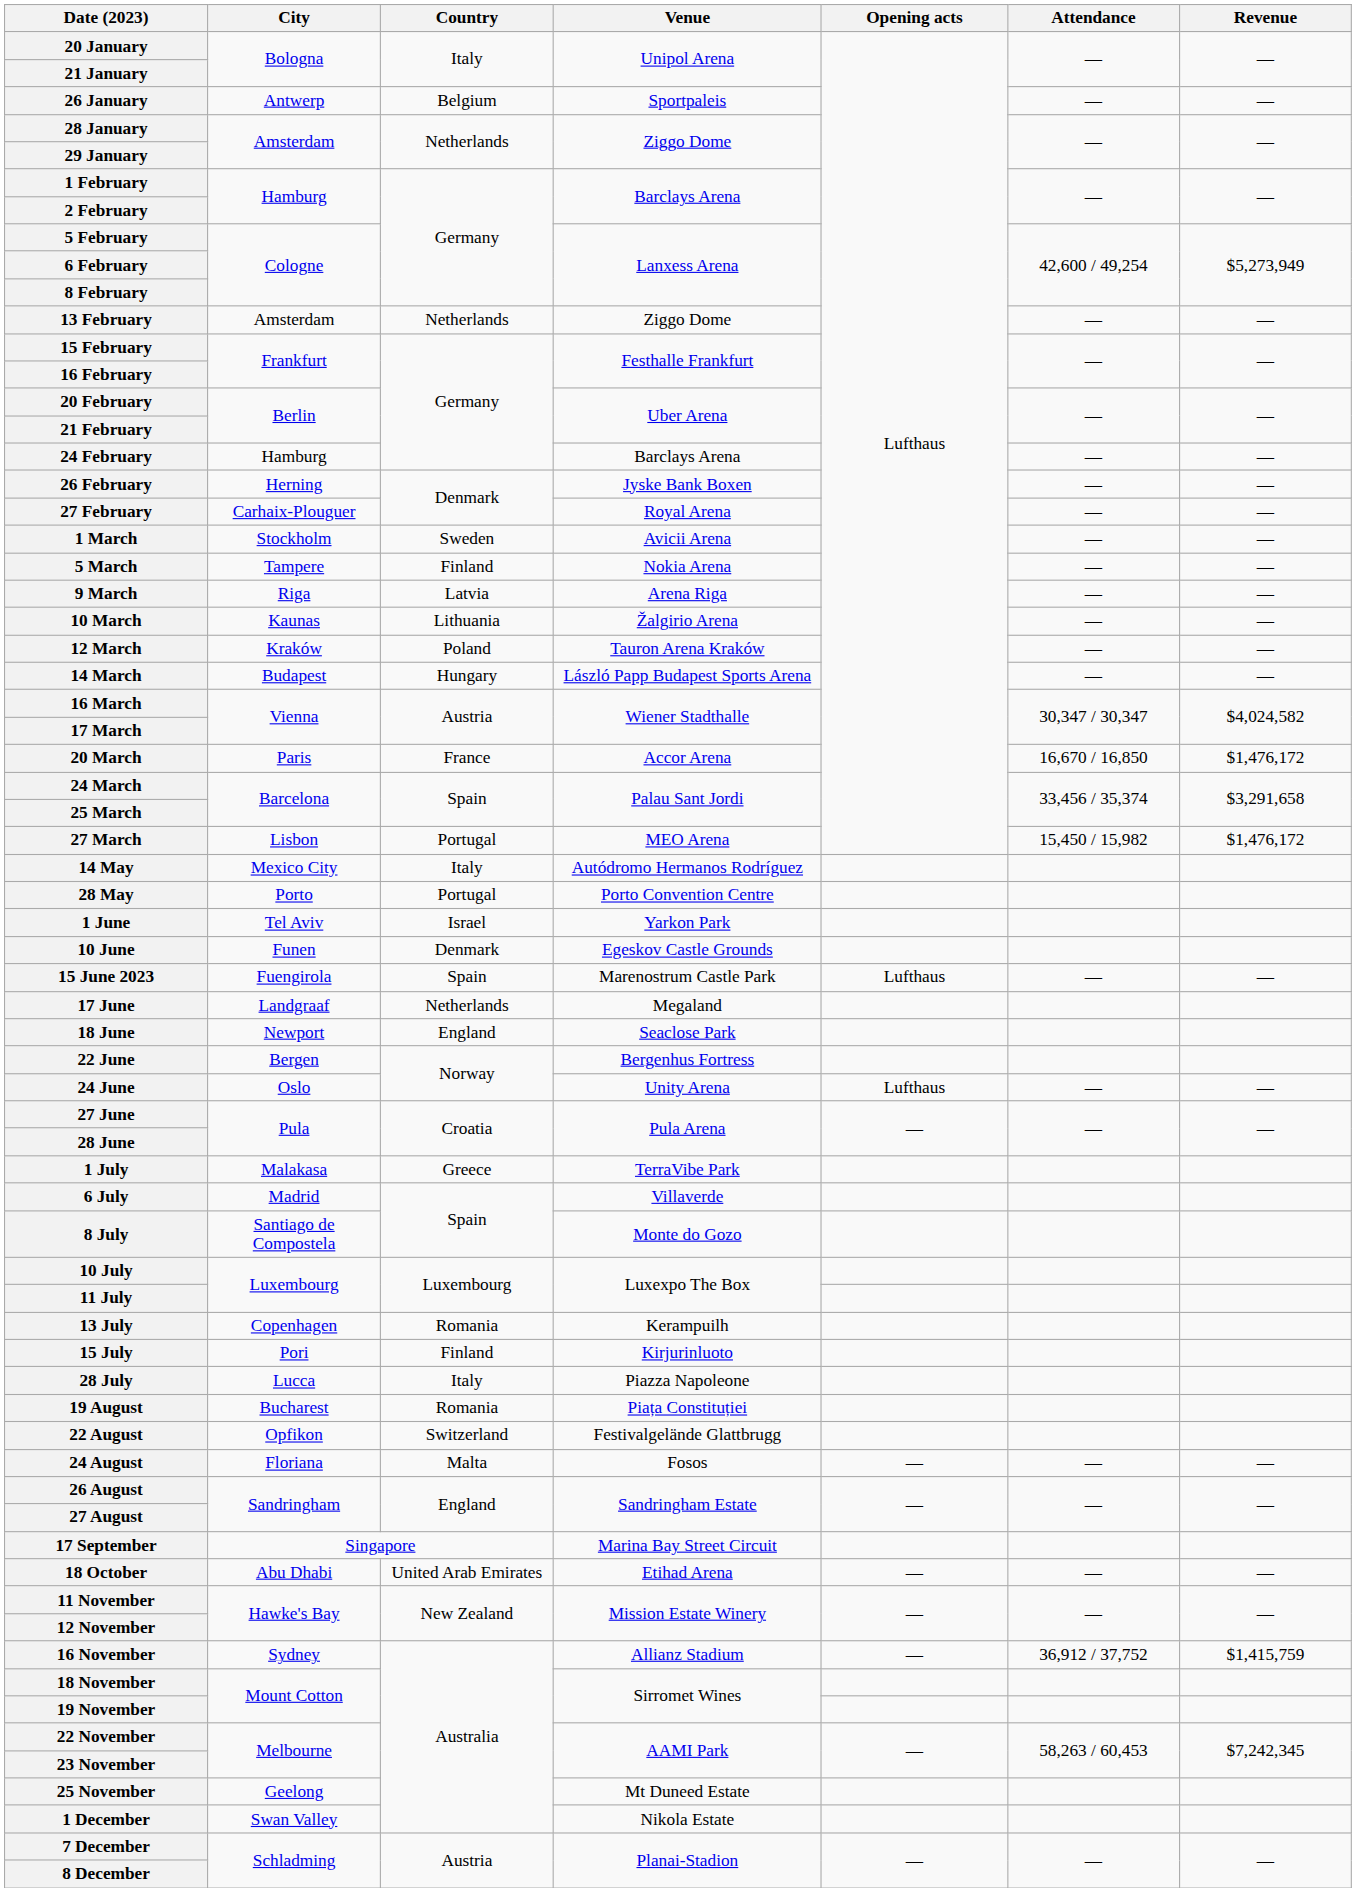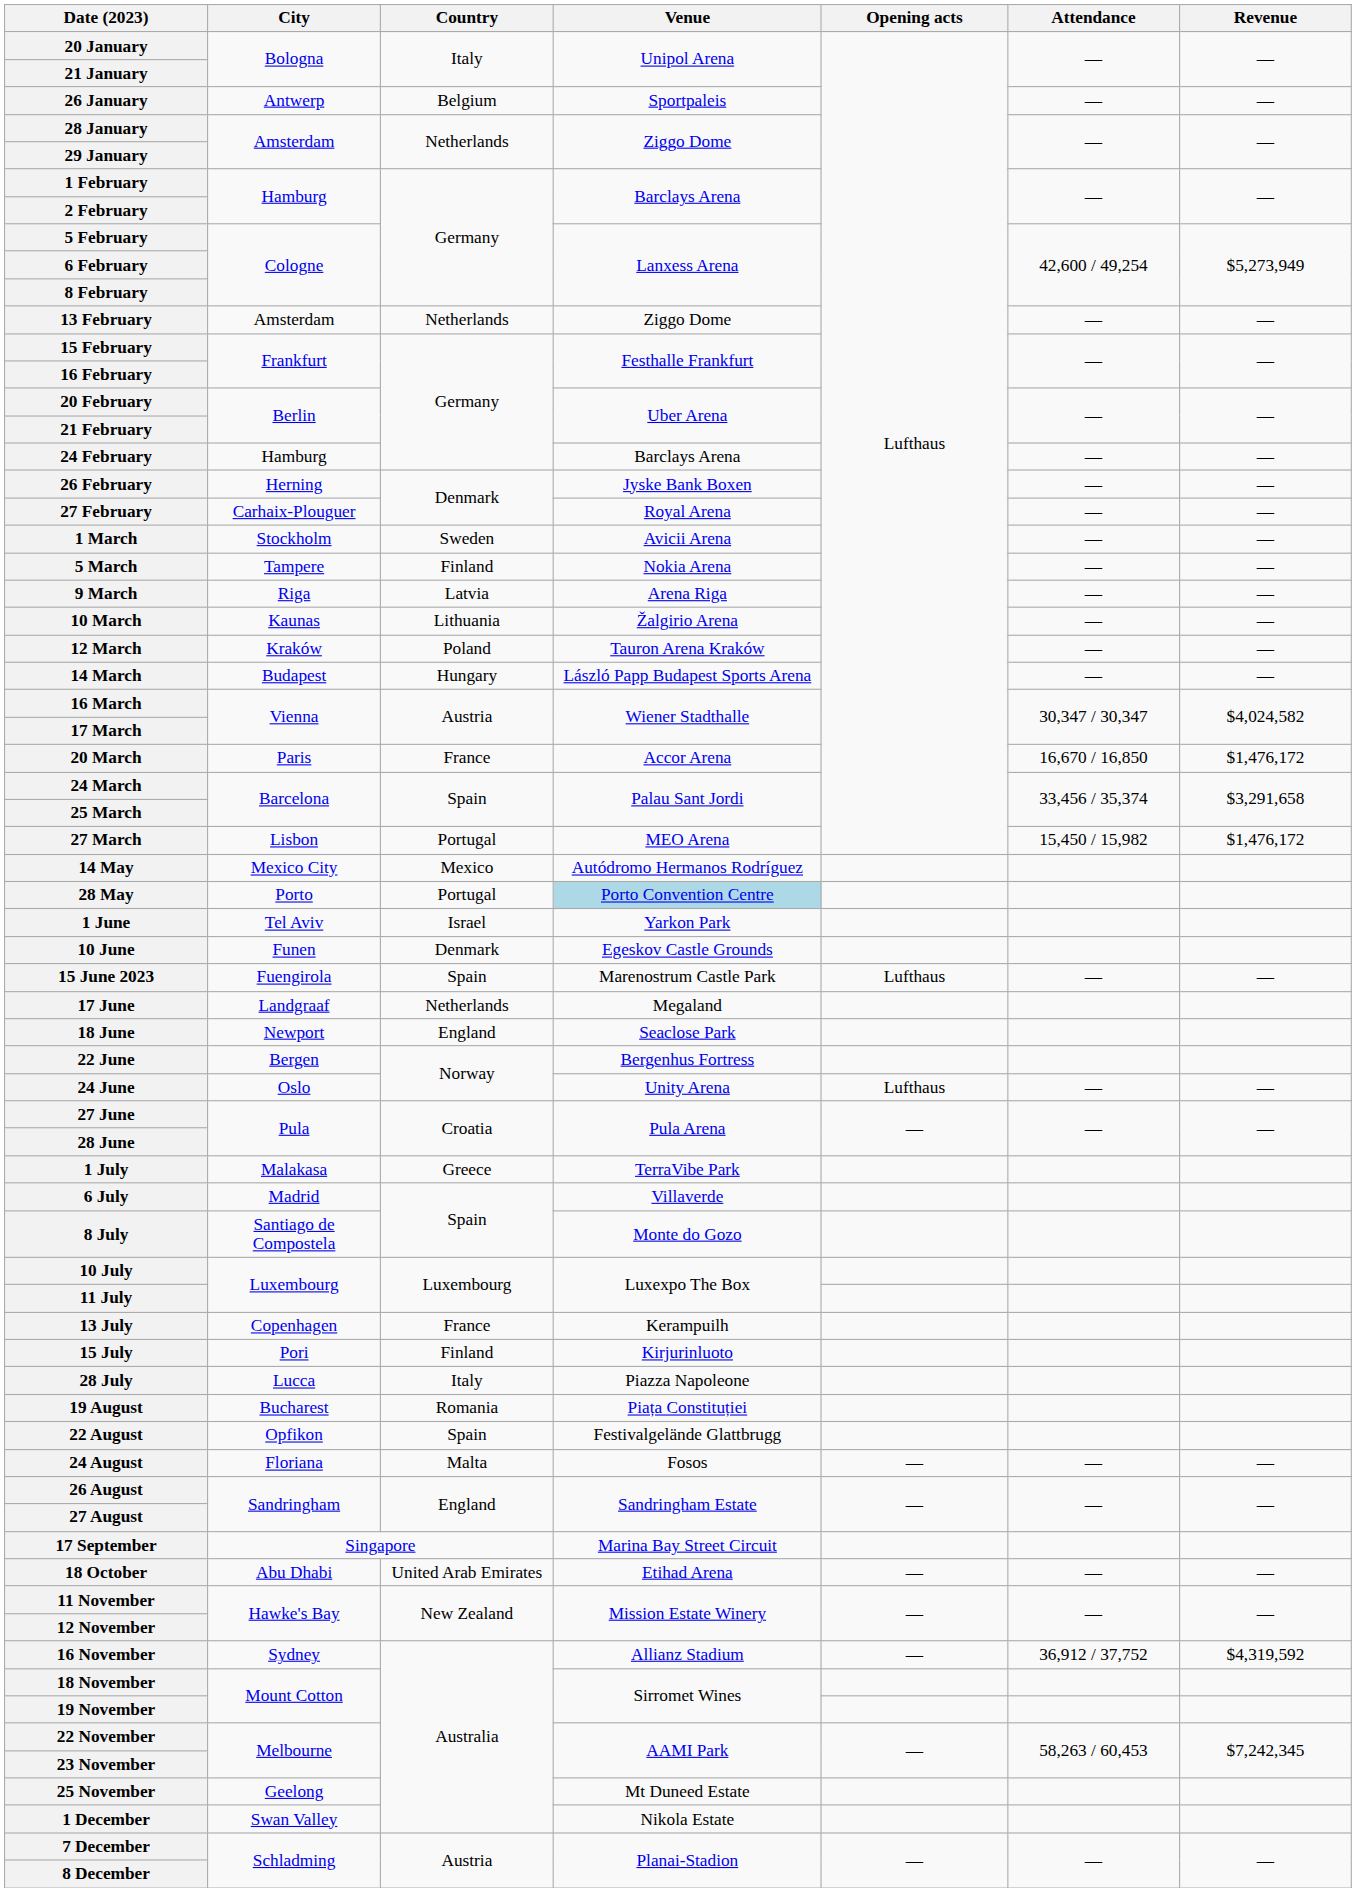(467, 867) Italy -> (467, 867) Mexico
(687, 895) no background -> (687, 895) lightblue background
(467, 1325) Romania -> (467, 1325) France
(467, 1435) Switzerland -> (467, 1435) Spain
(1265, 1654) $1,415,759 -> (1265, 1654) $4,319,592
